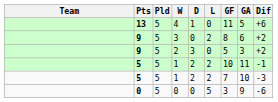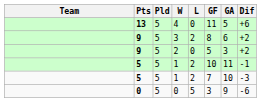- column: (196, 11)
